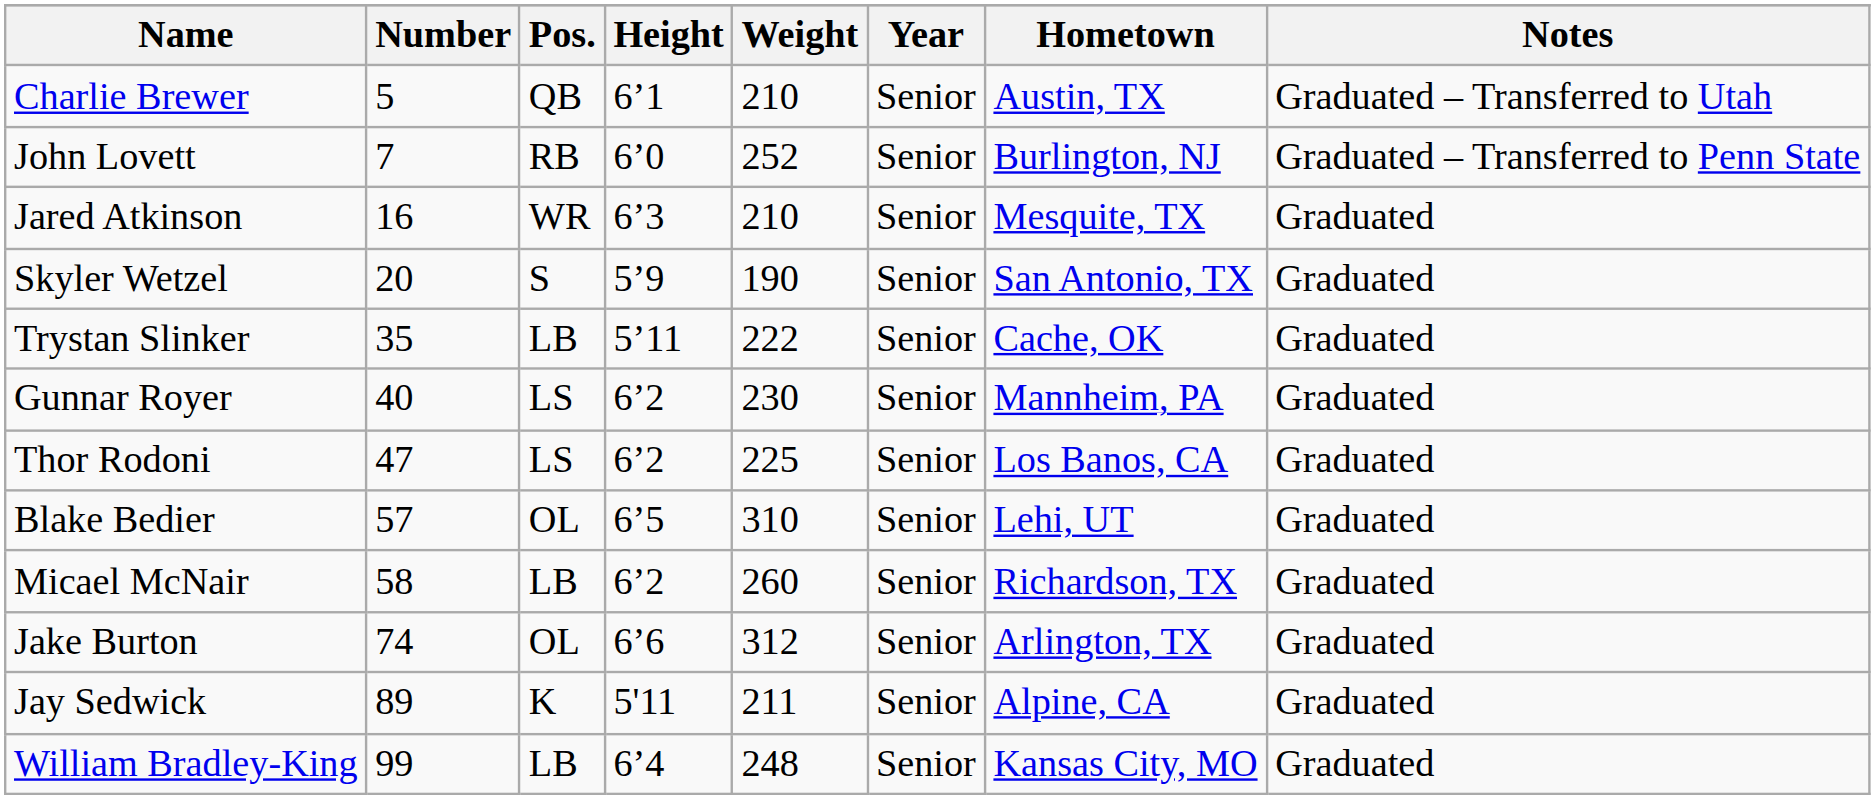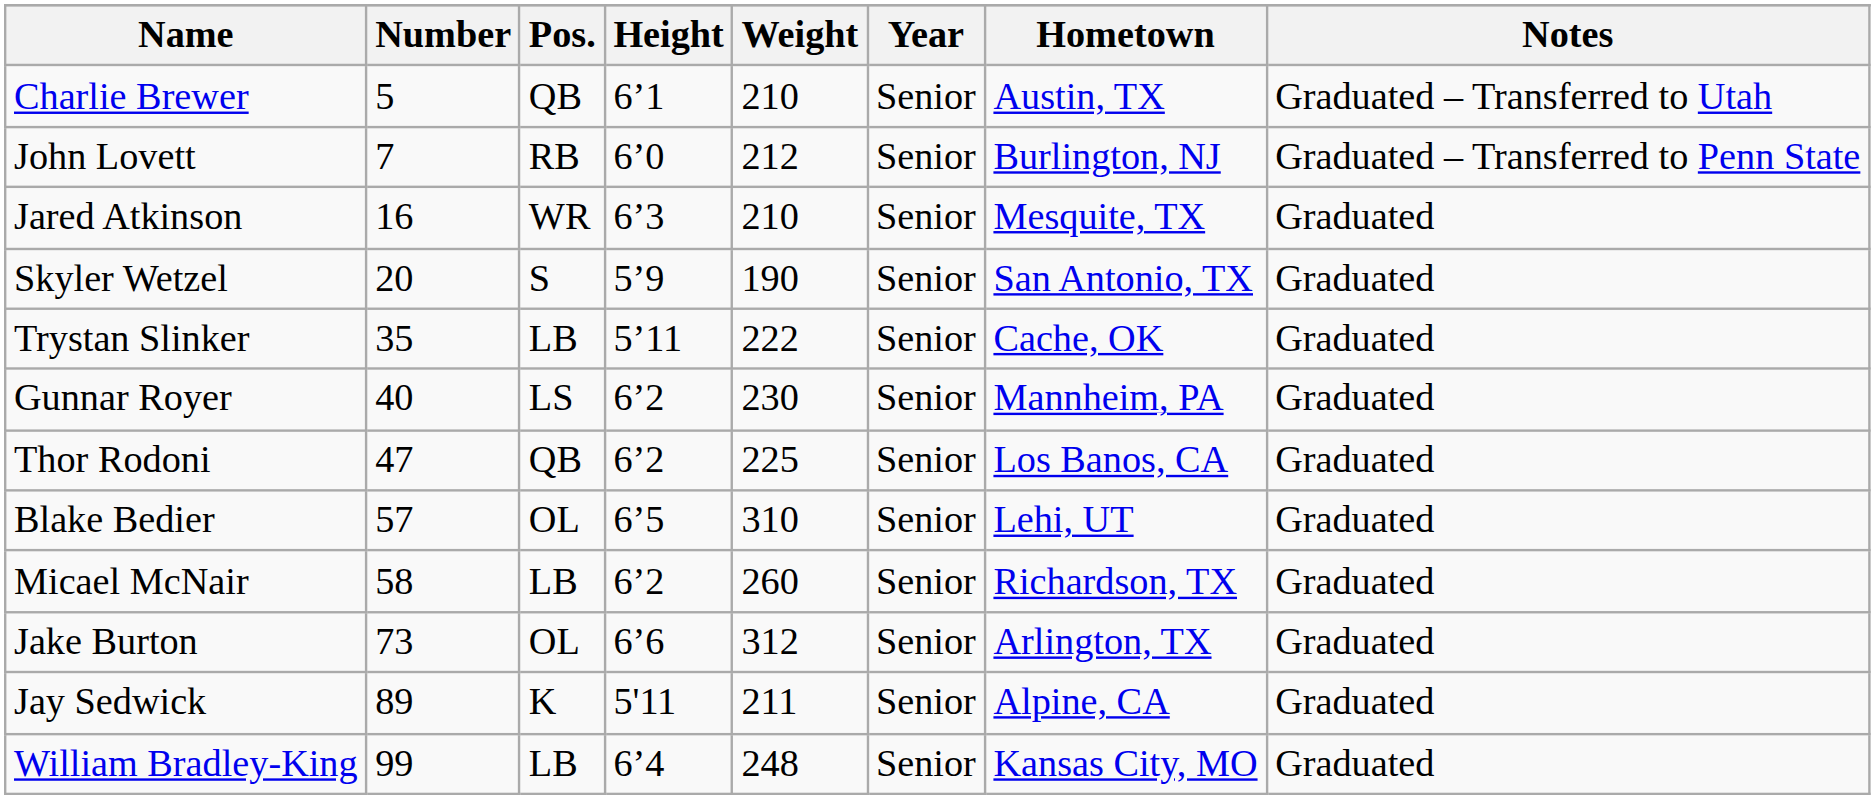(770, 156) 252 -> (770, 156) 212
(551, 459) LS -> (555, 459) QB
(394, 641) 74 -> (394, 641) 73
